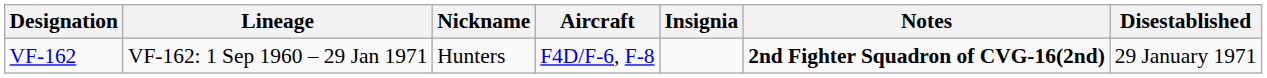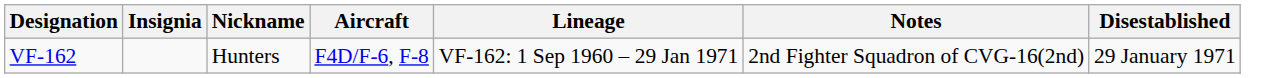columns swapped: (701, 21) <-> (278, 21)
(926, 55) bold -> (916, 55) normal
